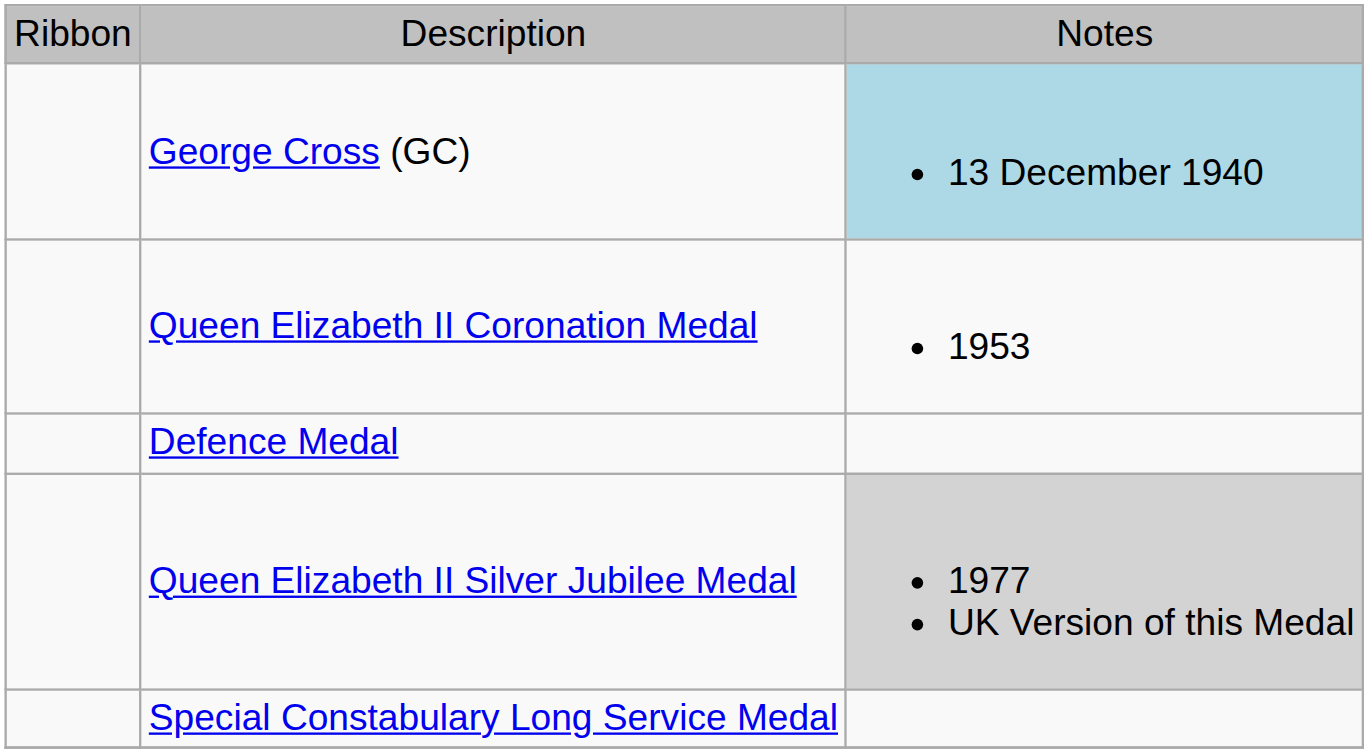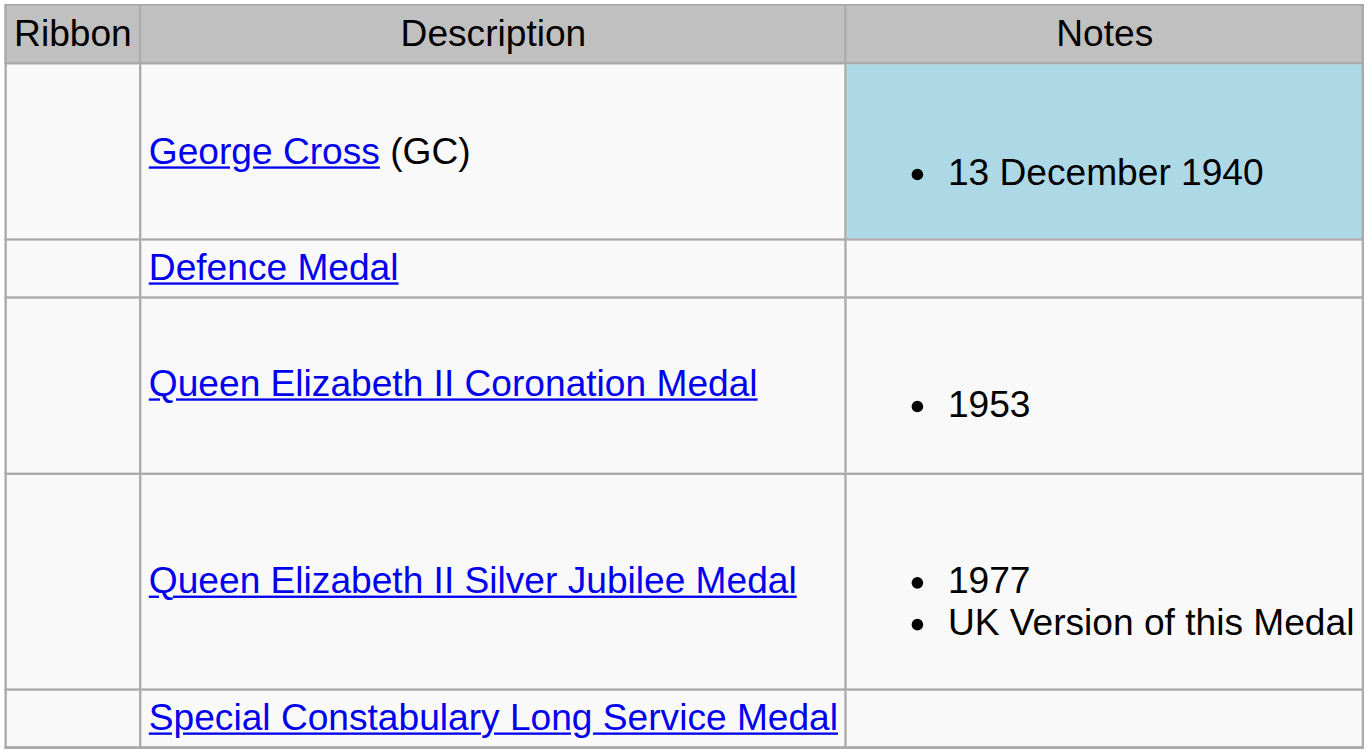rows swapped: (274, 442) <-> (453, 325)
(1105, 602) lightgrey background -> (1105, 602) no background
